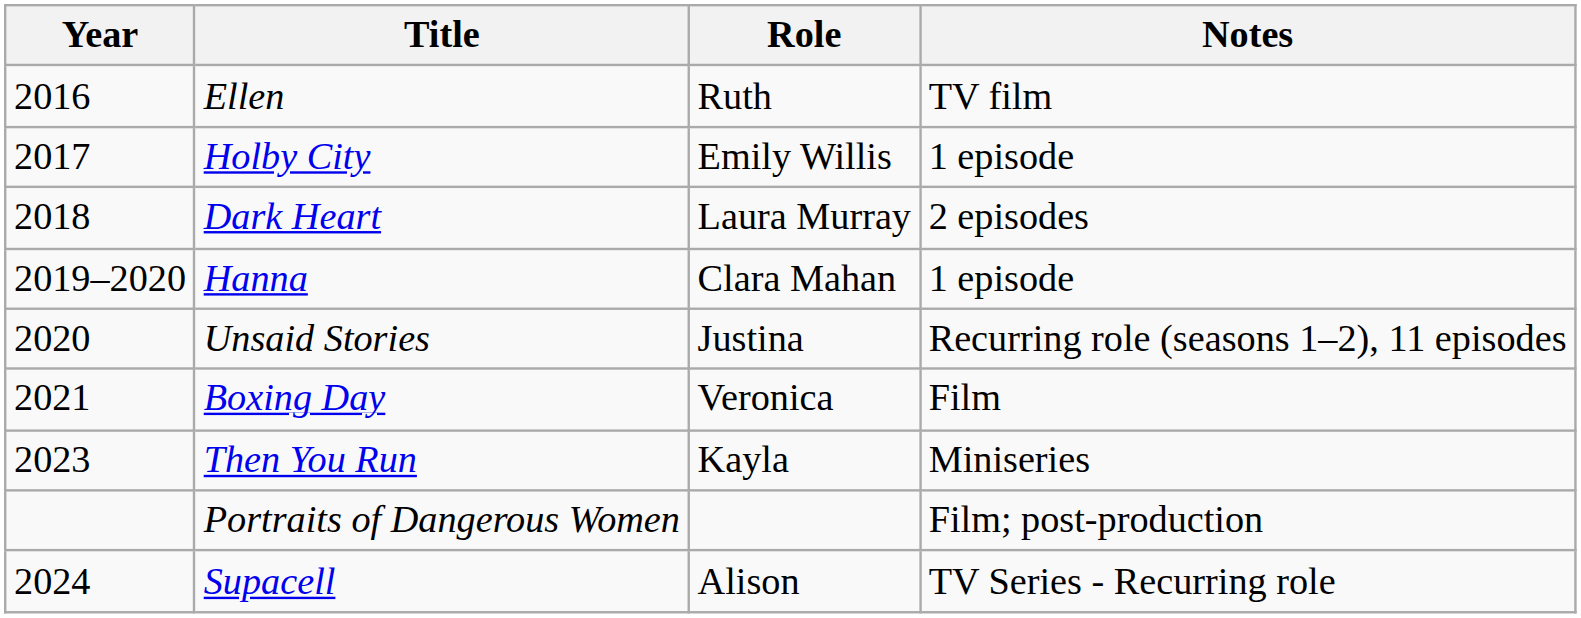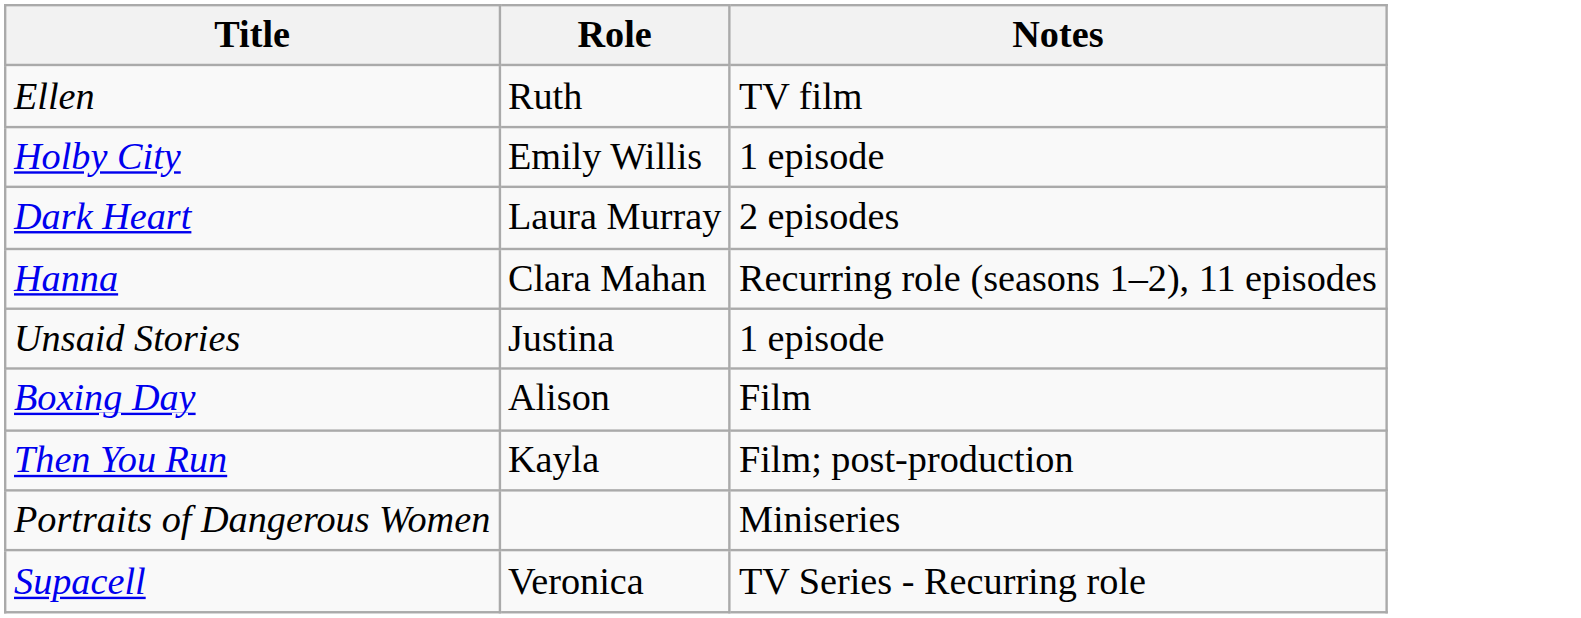- column: (100, 34)
(1001, 277) 1 episode -> (1058, 277) Recurring role (seasons 1–2), 11 episodes
(1248, 338) Recurring role (seasons 1–2), 11 episodes -> (812, 338) 1 episode
(766, 398) Veronica -> (559, 398) Alison
(1009, 459) Miniseries -> (906, 459) Film; post-production
(1096, 519) Film; post-production -> (820, 519) Miniseries
(749, 580) Alison -> (576, 580) Veronica
